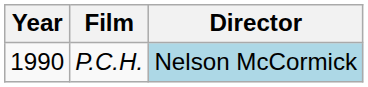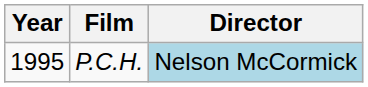(37, 61) 1990 -> (37, 61) 1995
